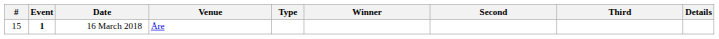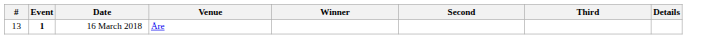- column: (288, 11)
(16, 26) 15 -> (16, 26) 13
